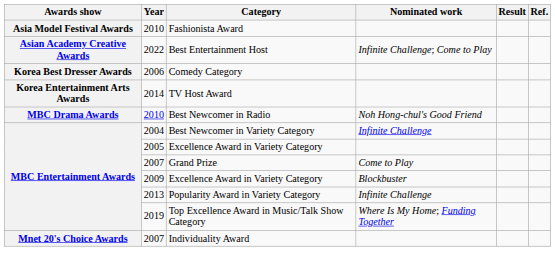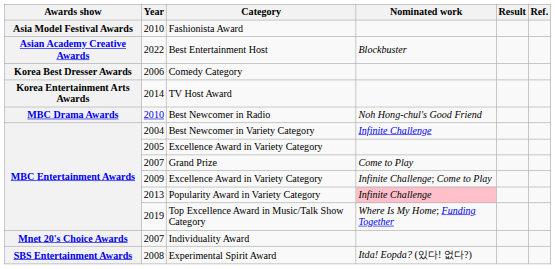(425, 50) Infinite Challenge; Come to Play -> (383, 50) Blockbuster
(383, 179) Blockbuster -> (425, 179) Infinite Challenge; Come to Play
(395, 195) no background -> (395, 195) pink background
+ row: (154, 255)
